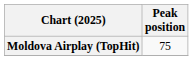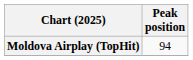(165, 45) 75 -> (165, 45) 94
